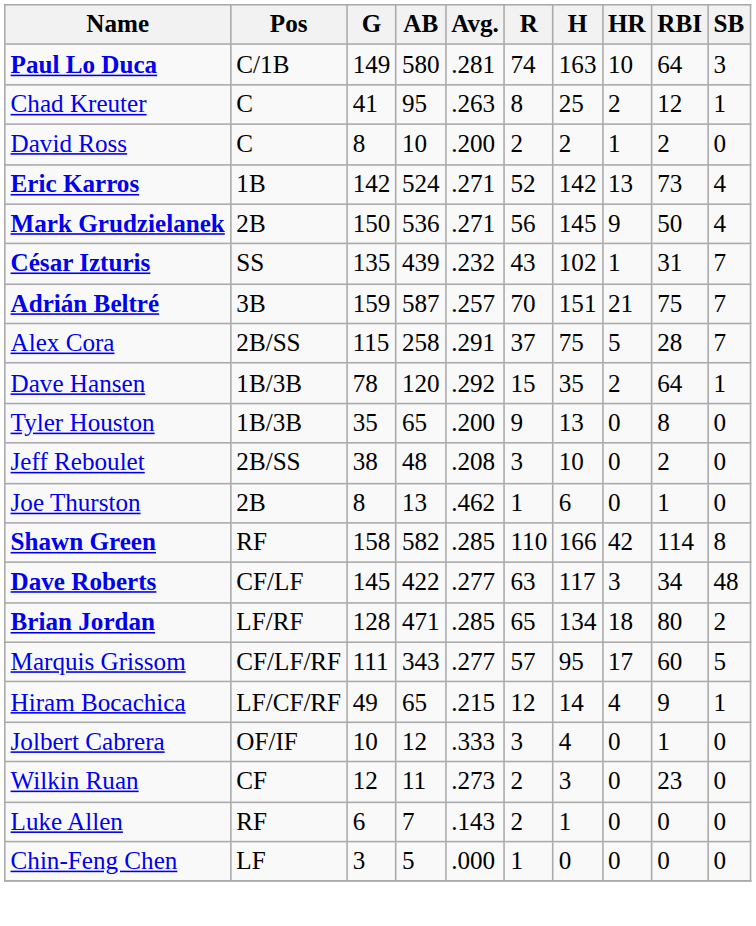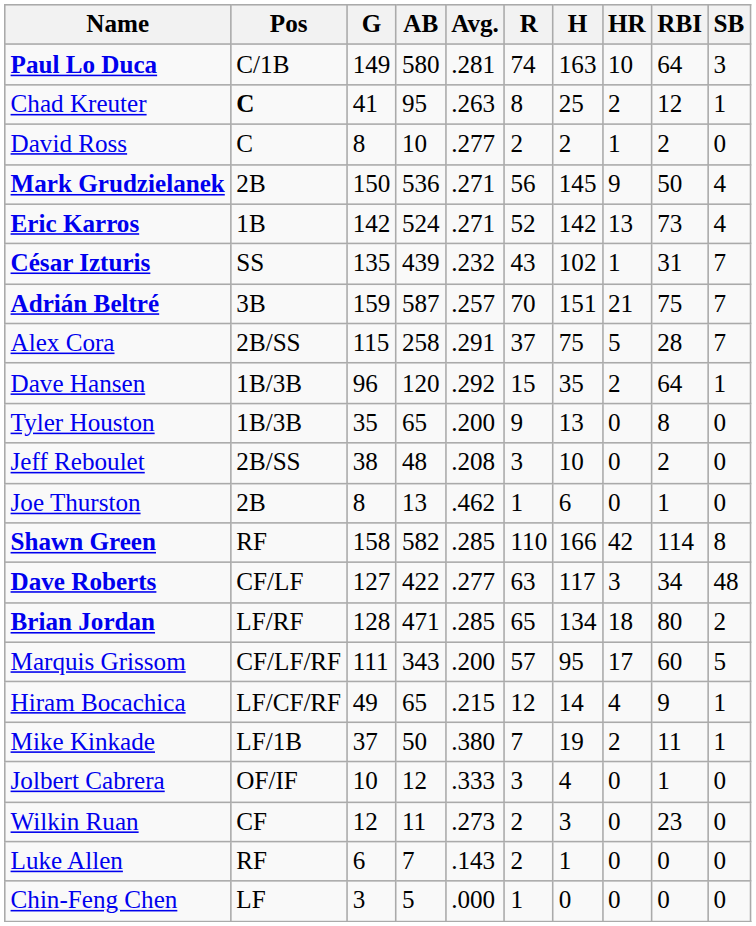(245, 104) normal -> (245, 104) bold
(473, 143) .200 -> (473, 143) .277
rows swapped: (75, 183) <-> (118, 223)
(365, 382) 78 -> (365, 382) 96
(372, 582) 145 -> (372, 582) 127
(473, 661) .277 -> (473, 661) .200
+ row: (83, 741)
